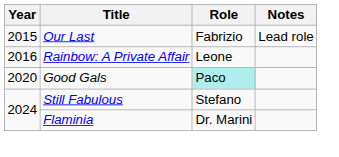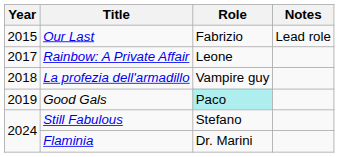(22, 57) 2016 -> (22, 57) 2017
+ row: (116, 78)
(22, 78) 2020 -> (22, 99) 2019
